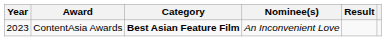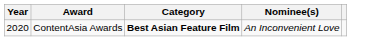- column: (359, 12)
(18, 28) 2023 -> (18, 28) 2020
